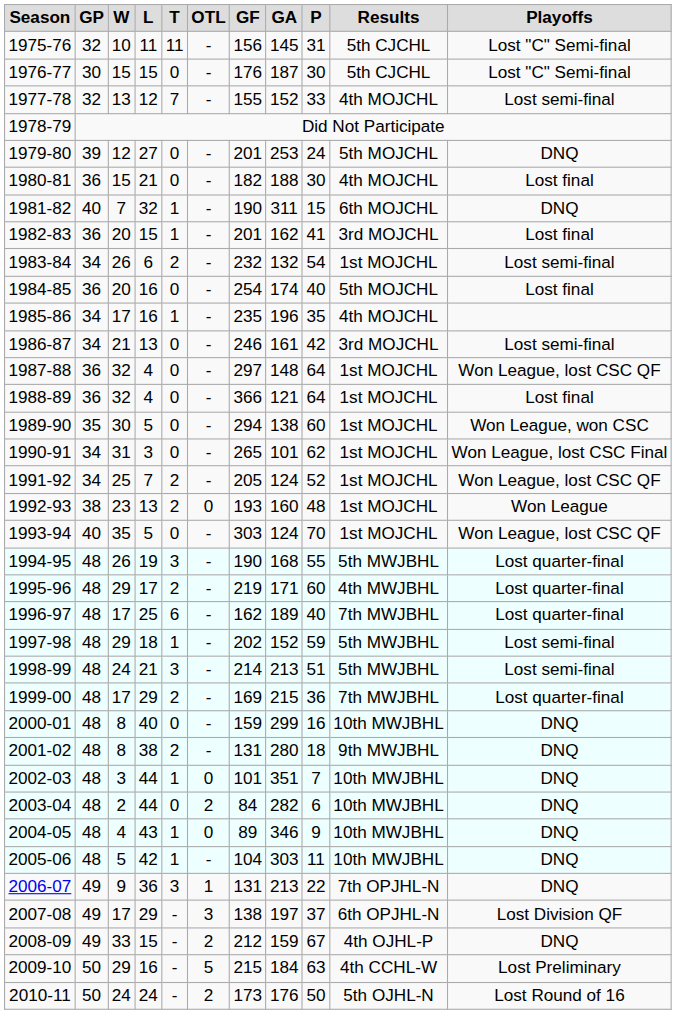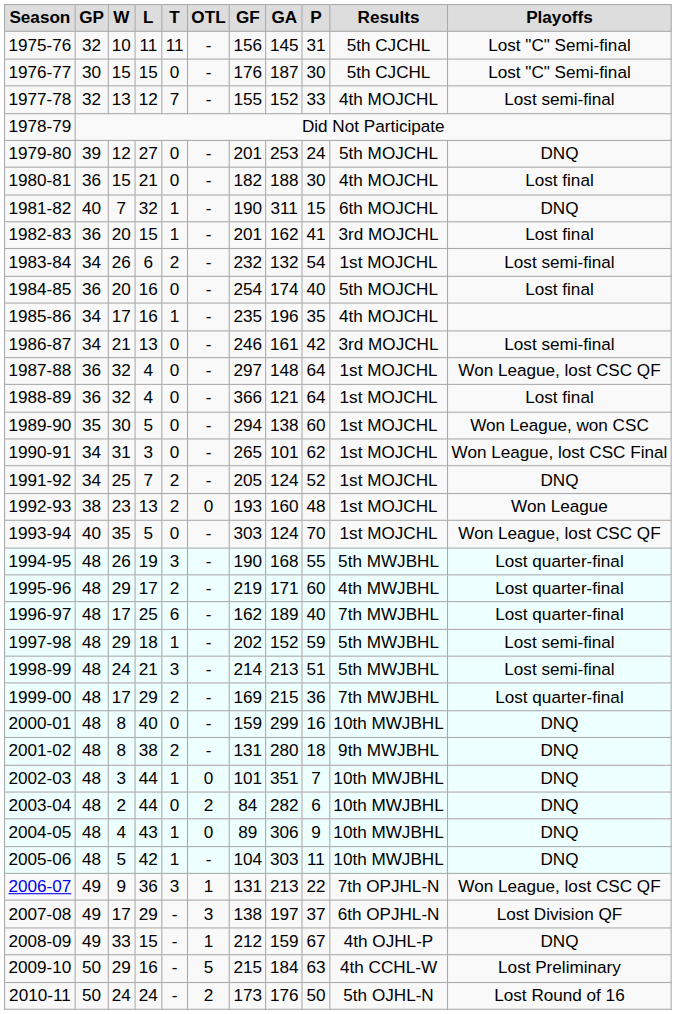(559, 479) Won League, lost CSC QF -> (559, 479) DNQ
(284, 832) 346 -> (284, 832) 306
(559, 886) DNQ -> (559, 886) Won League, lost CSC QF
(208, 941) 2 -> (208, 941) 1
